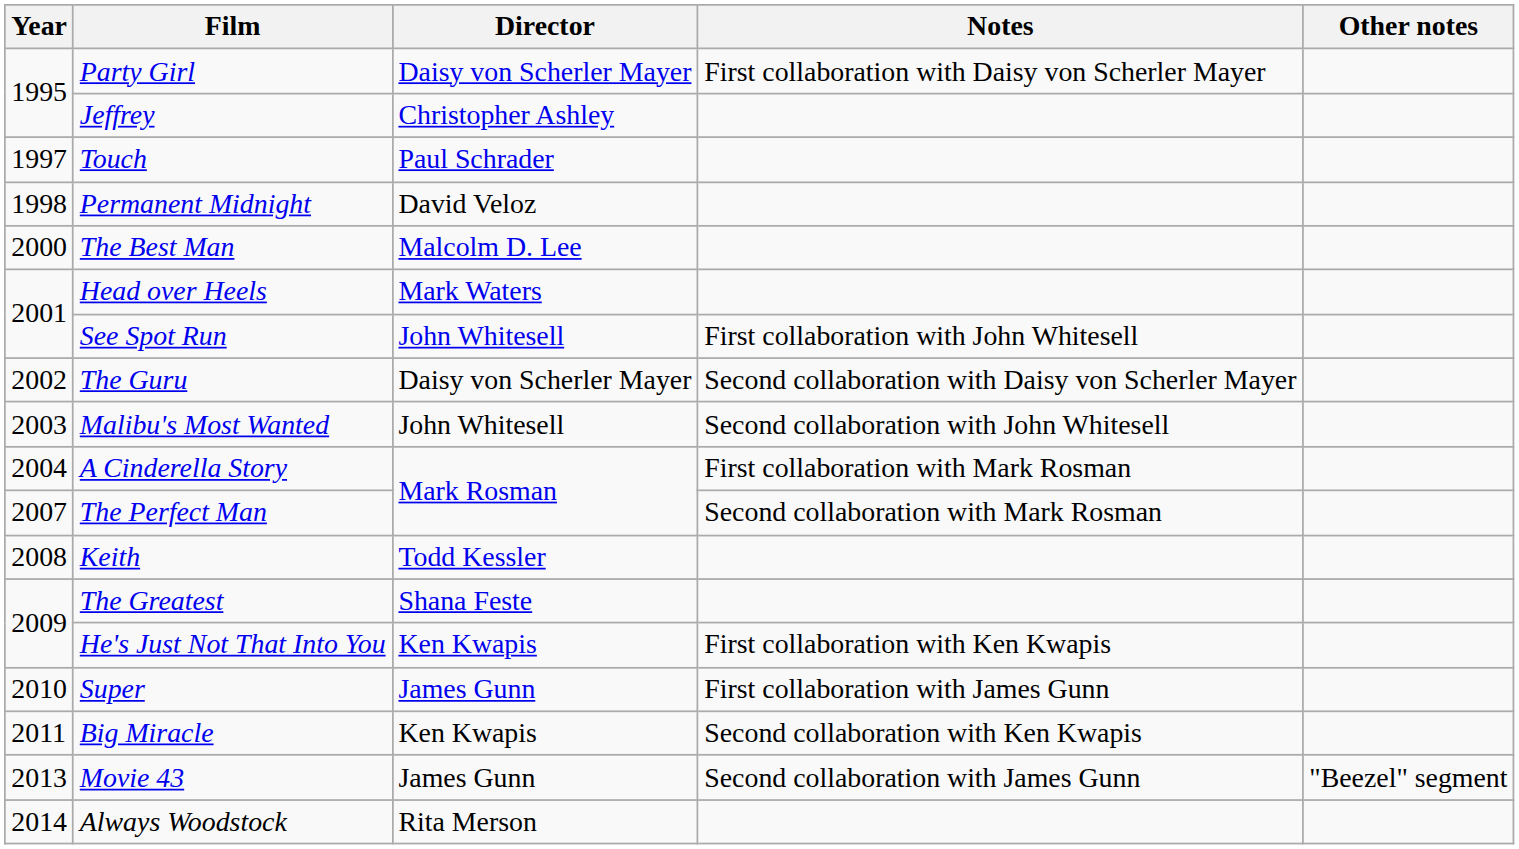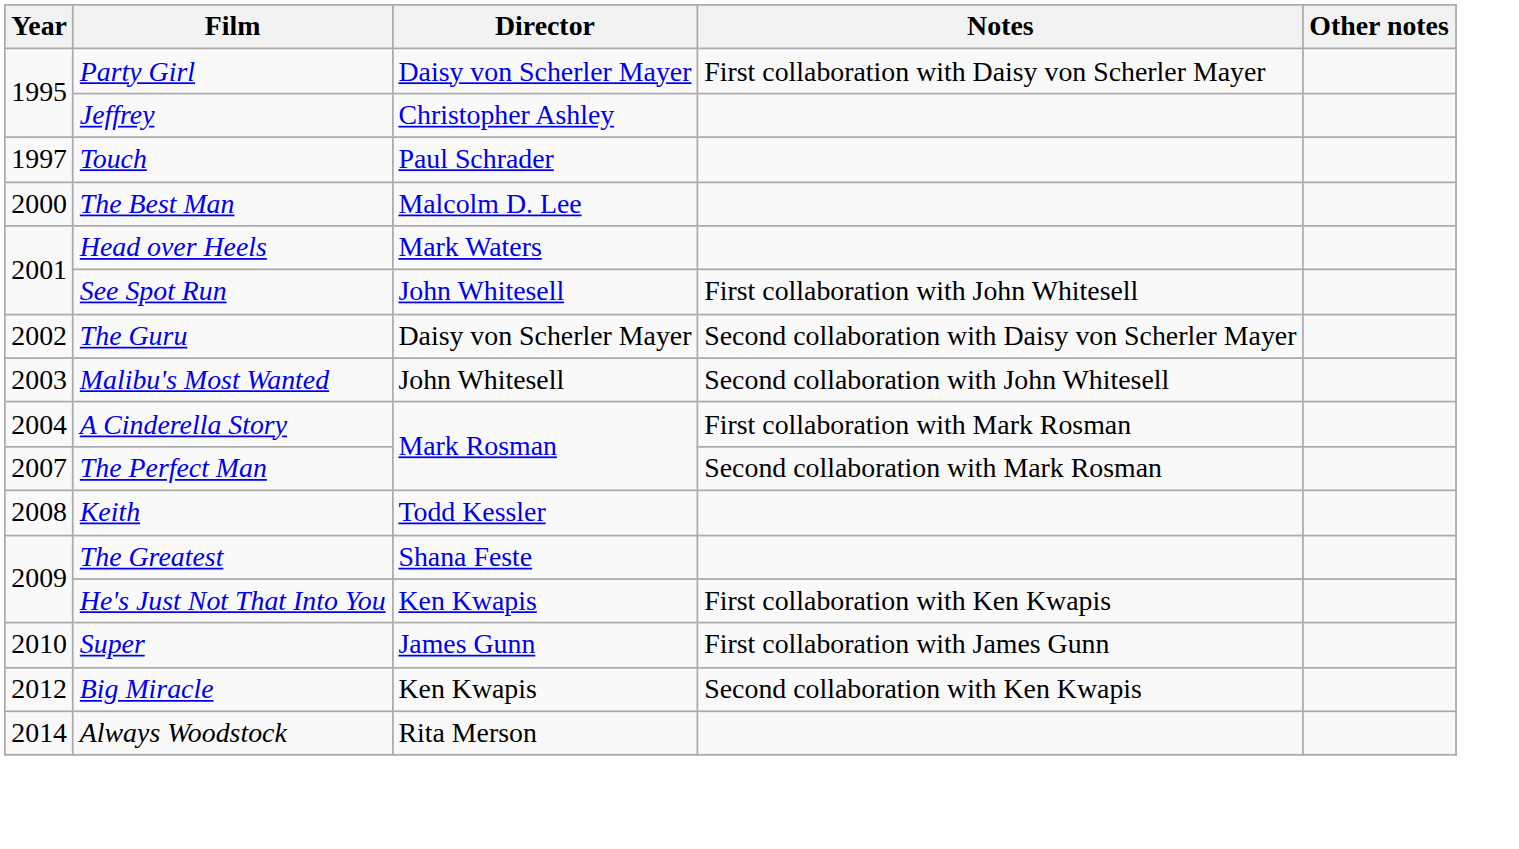- row: (195, 203)
(39, 733) 2011 -> (39, 688) 2012
- row: (132, 777)
